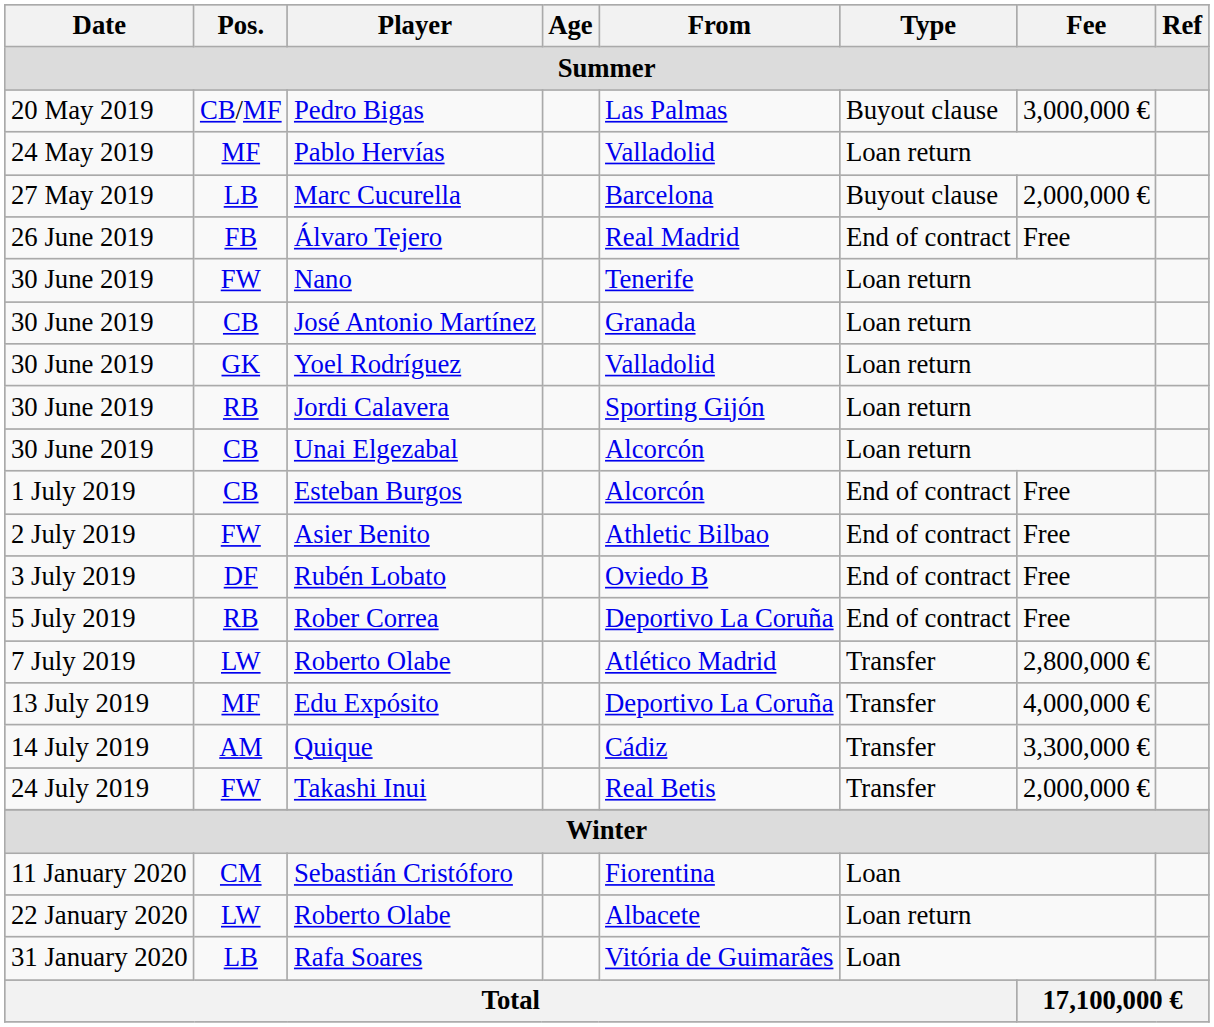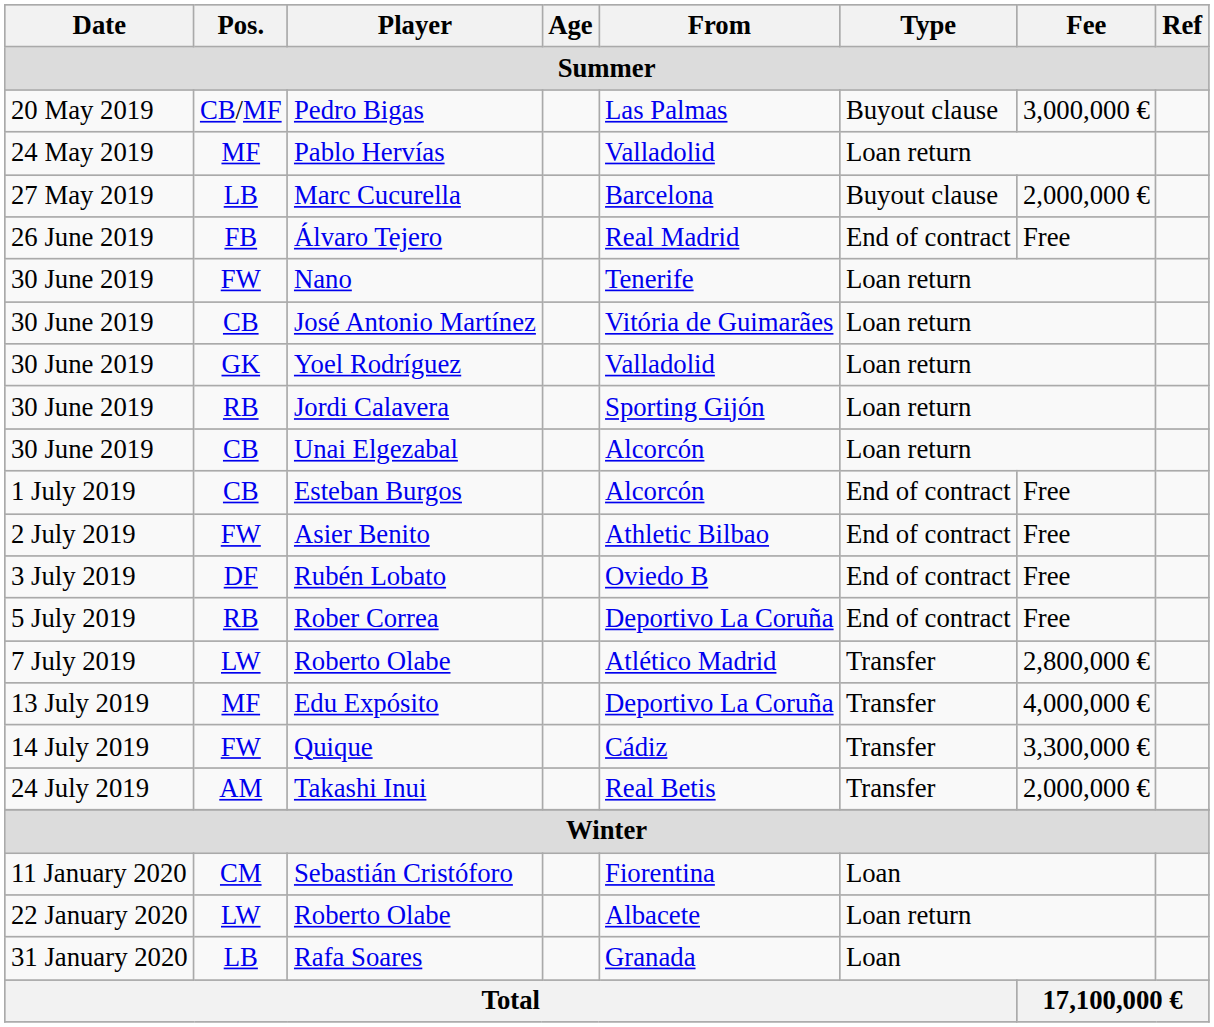(650, 322) Granada -> (719, 322) Vitória de Guimarães
(241, 746) AM -> (241, 746) FW
(241, 788) FW -> (241, 788) AM
(719, 957) Vitória de Guimarães -> (650, 957) Granada
